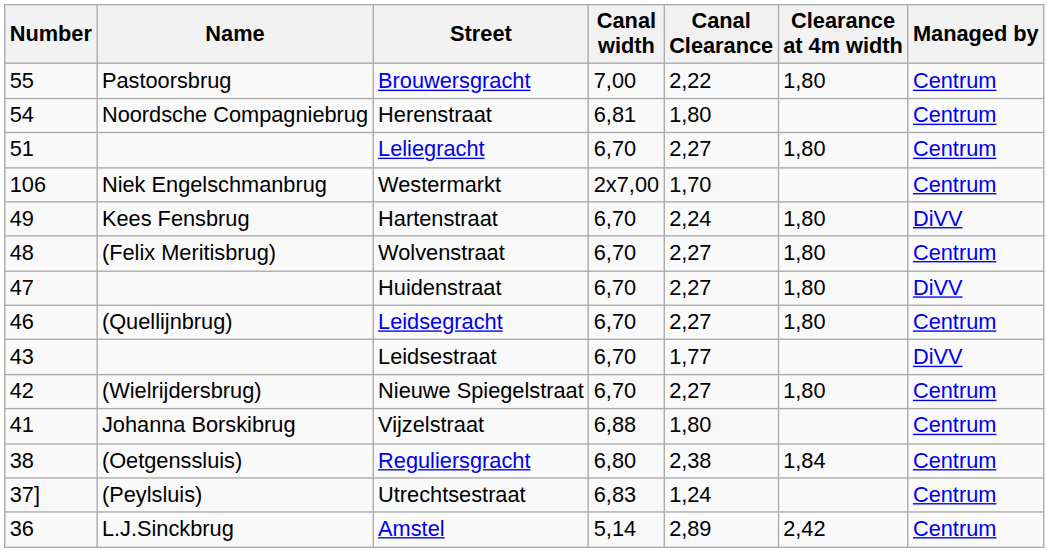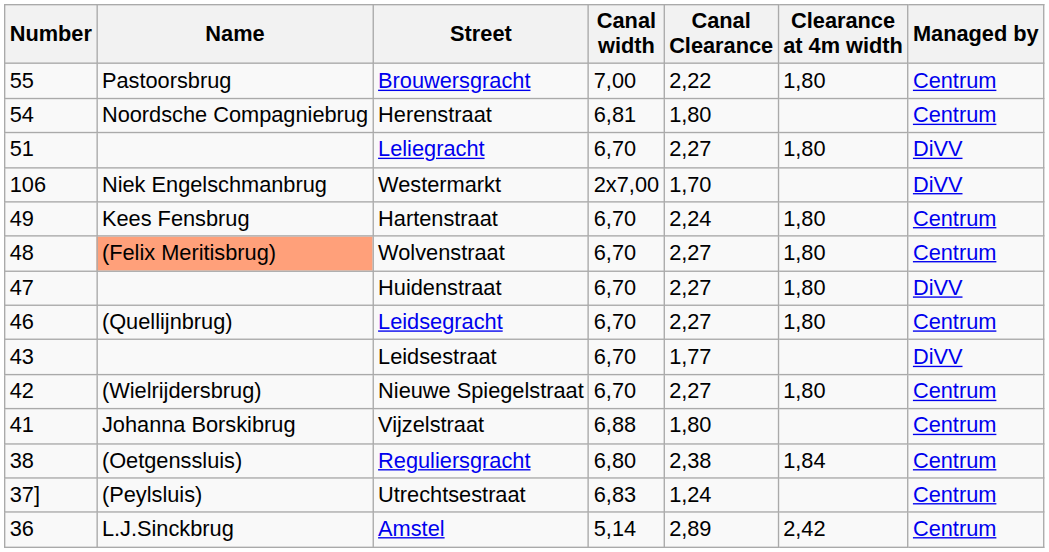(955, 149) Centrum -> (938, 149) DiVV
(955, 184) Centrum -> (938, 184) DiVV
(938, 218) DiVV -> (955, 218) Centrum
(189, 253) no background -> (189, 253) lightsalmon background
